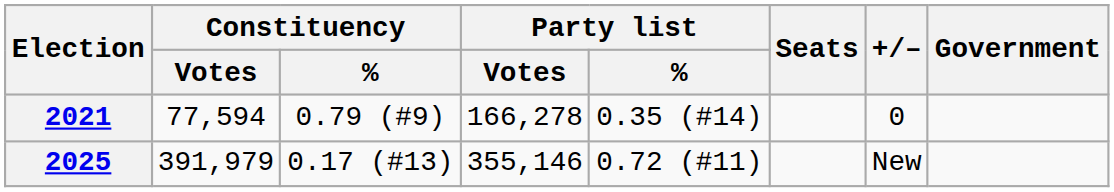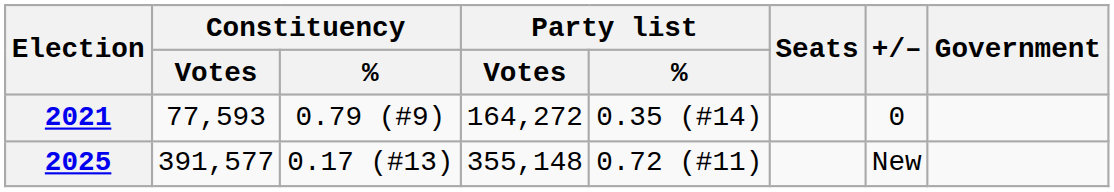(216, 118) 77,594 -> (216, 118) 77,593
(525, 118) 166,278 -> (525, 118) 164,272
(216, 163) 391,979 -> (216, 163) 391,577
(525, 163) 355,146 -> (525, 163) 355,148
